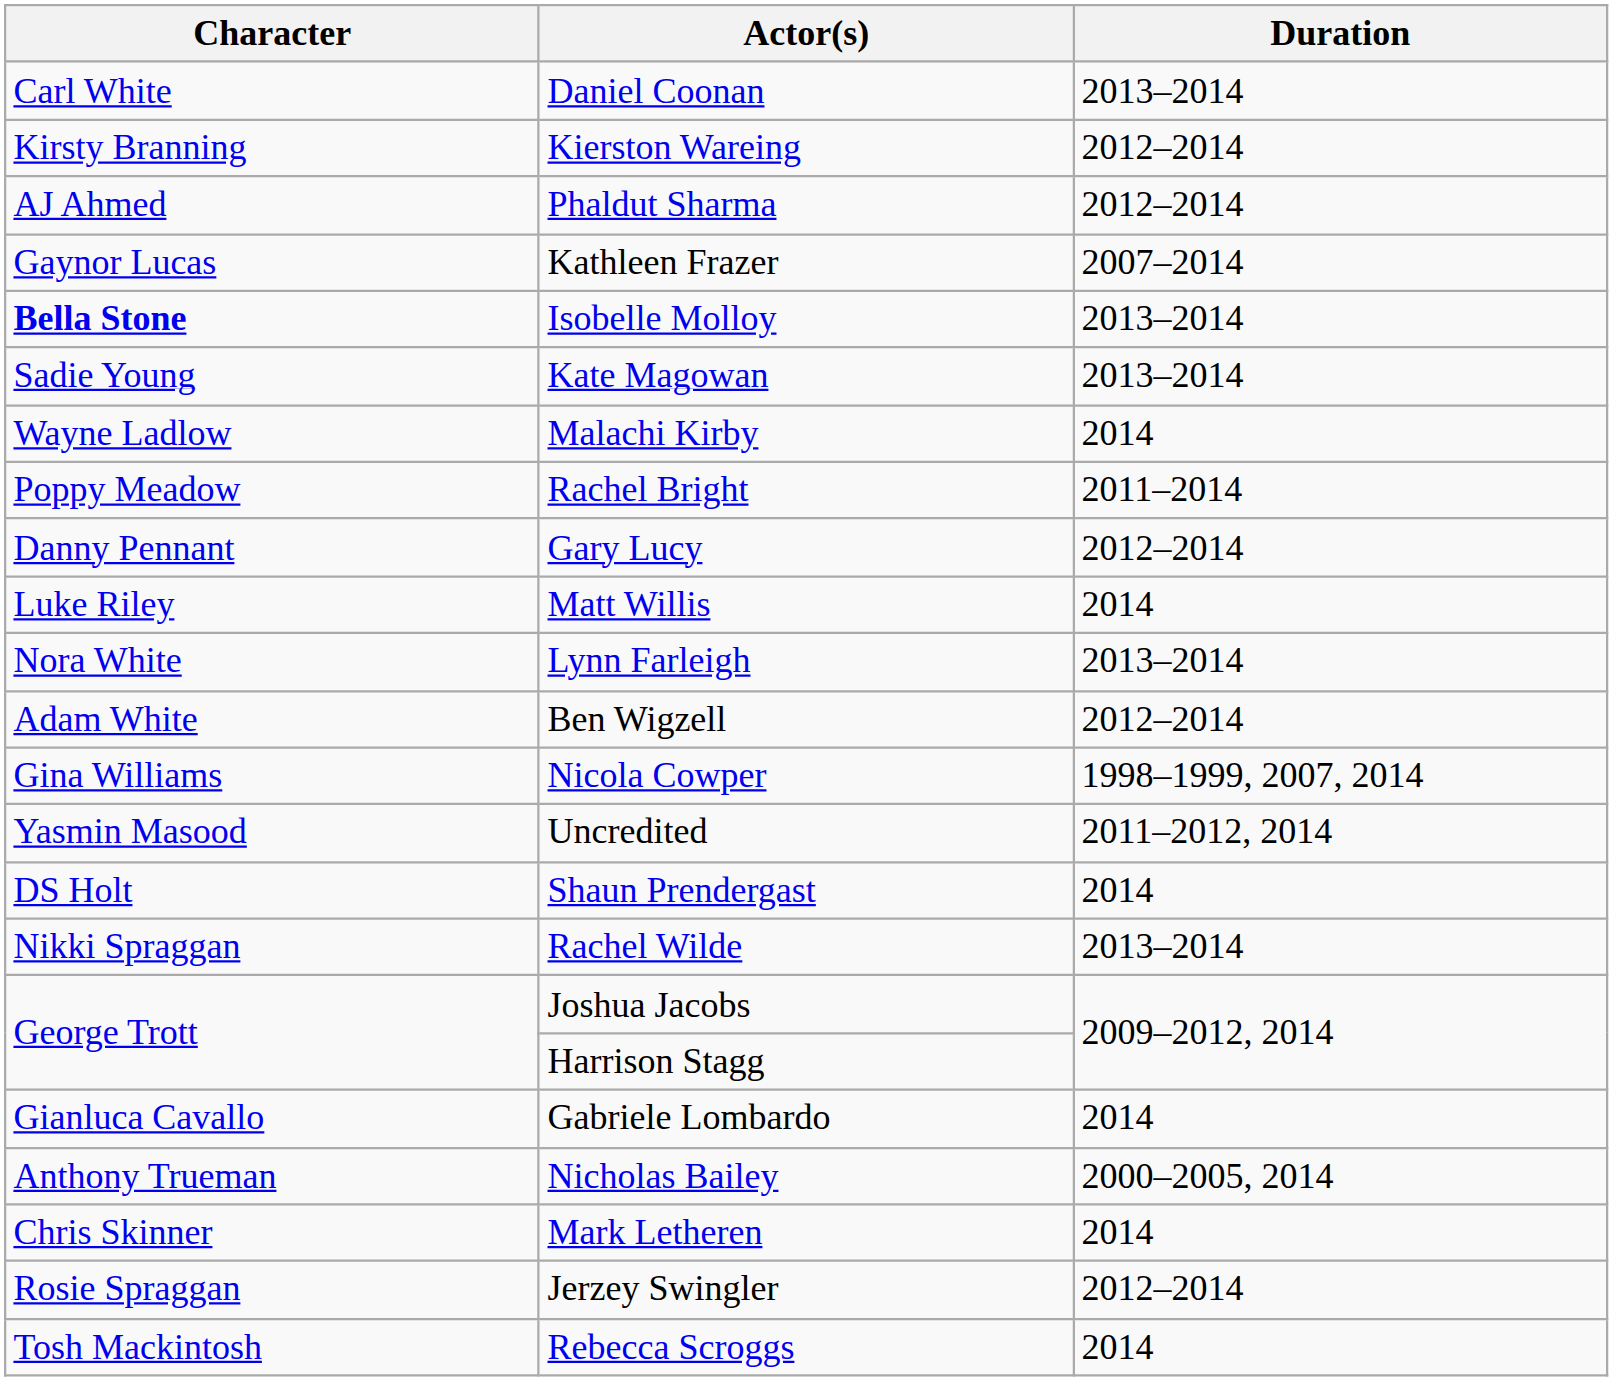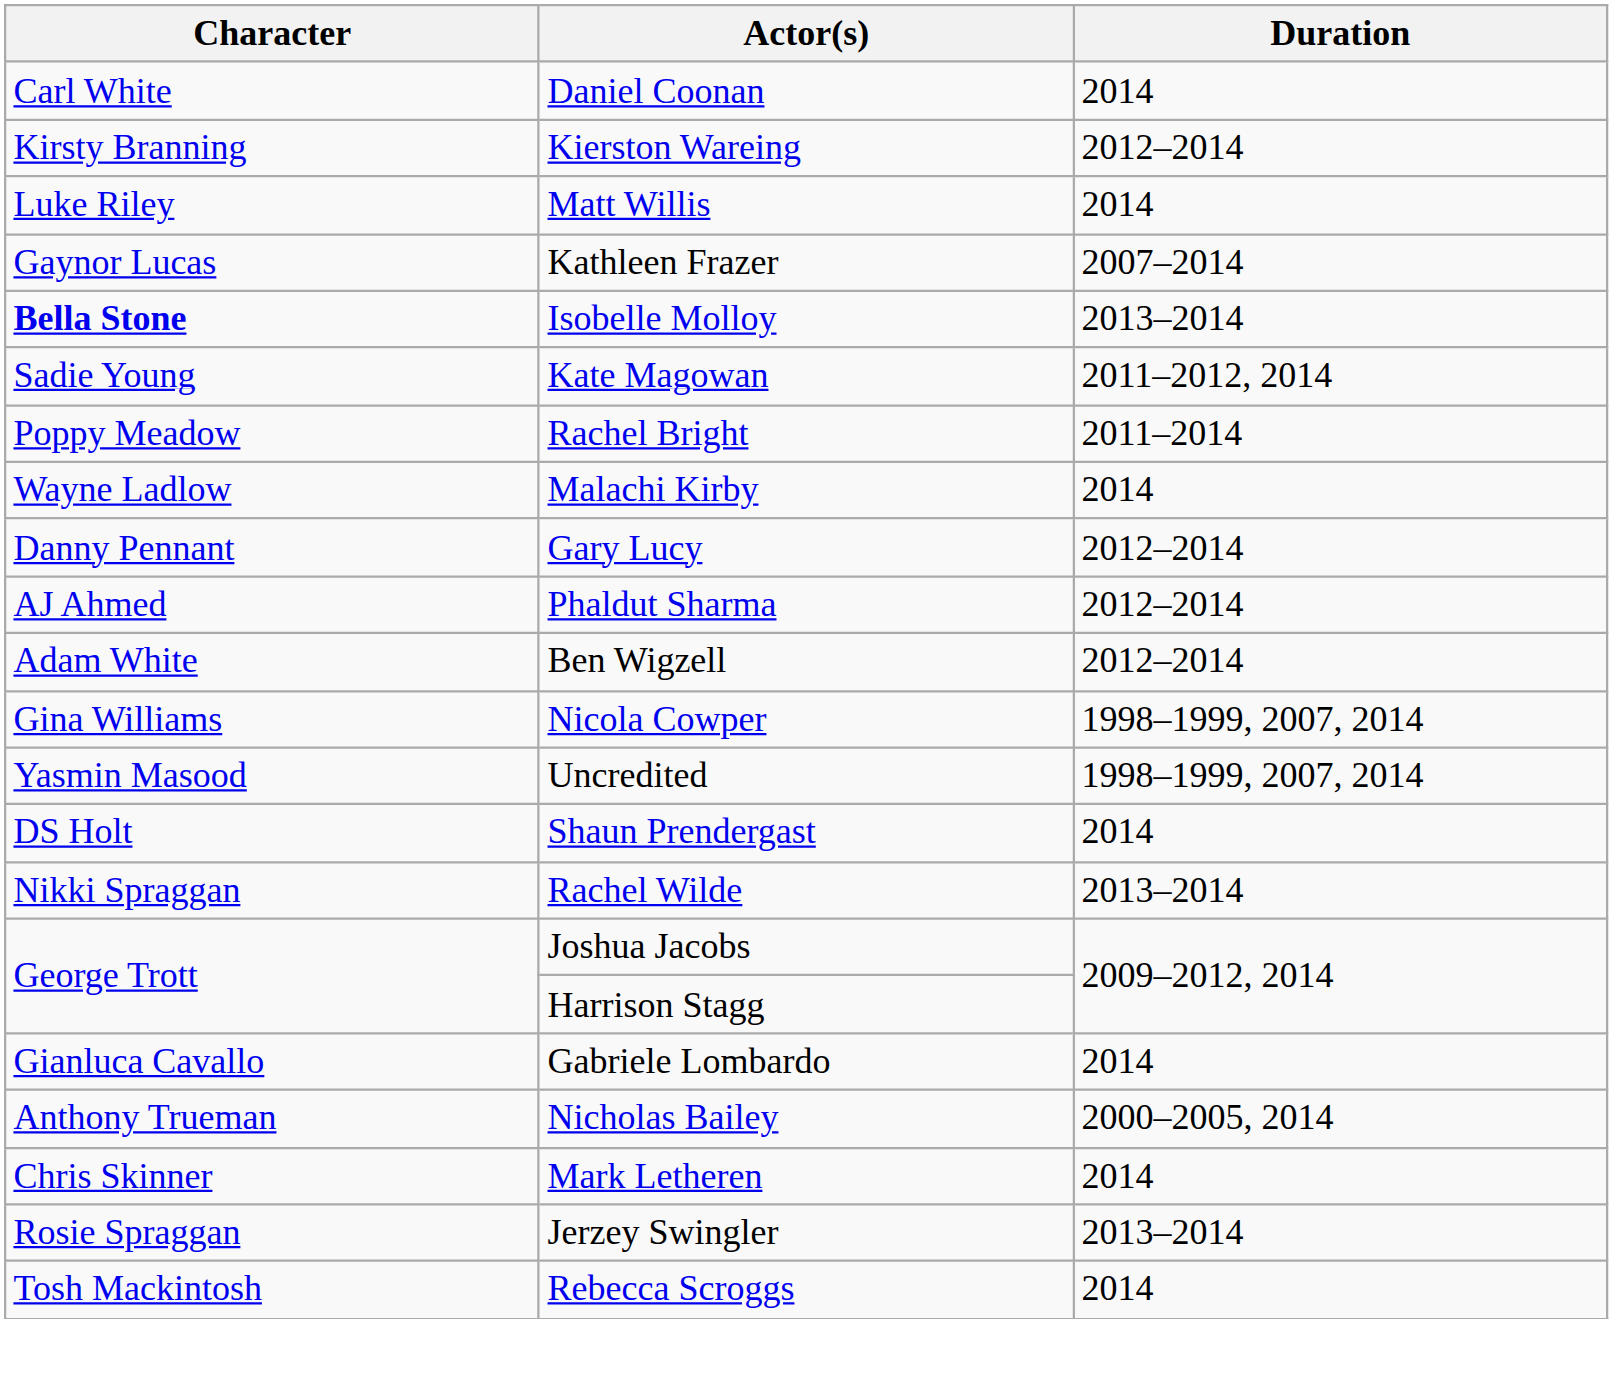(1163, 90) 2013–2014 -> (1118, 90) 2014
rows swapped: (662, 204) <-> (629, 603)
(1163, 375) 2013–2014 -> (1207, 375) 2011–2012, 2014
rows swapped: (653, 432) <-> (648, 489)
- row: (649, 661)
(1207, 832) 2011–2012, 2014 -> (1253, 775) 1998–1999, 2007, 2014
(1163, 1289) 2012–2014 -> (1163, 1232) 2013–2014
